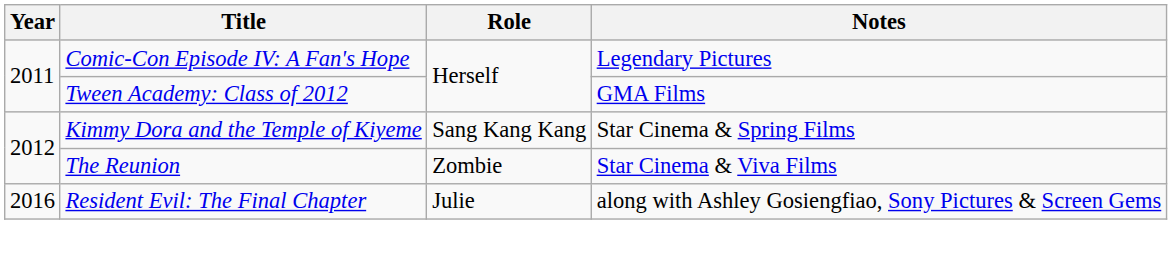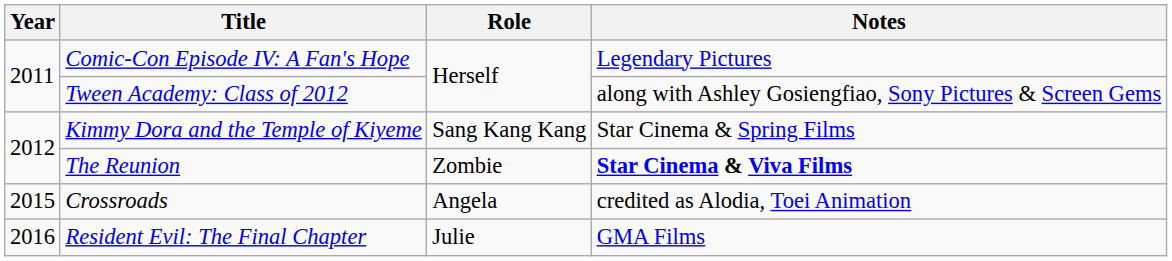(651, 93) GMA Films -> (879, 93) along with Ashley Gosiengfiao, Sony Pictures & Screen Gems
(717, 165) normal -> (724, 165) bold
+ row: (117, 201)
(879, 201) along with Ashley Gosiengfiao, Sony Pictures & Screen Gems -> (651, 237) GMA Films
